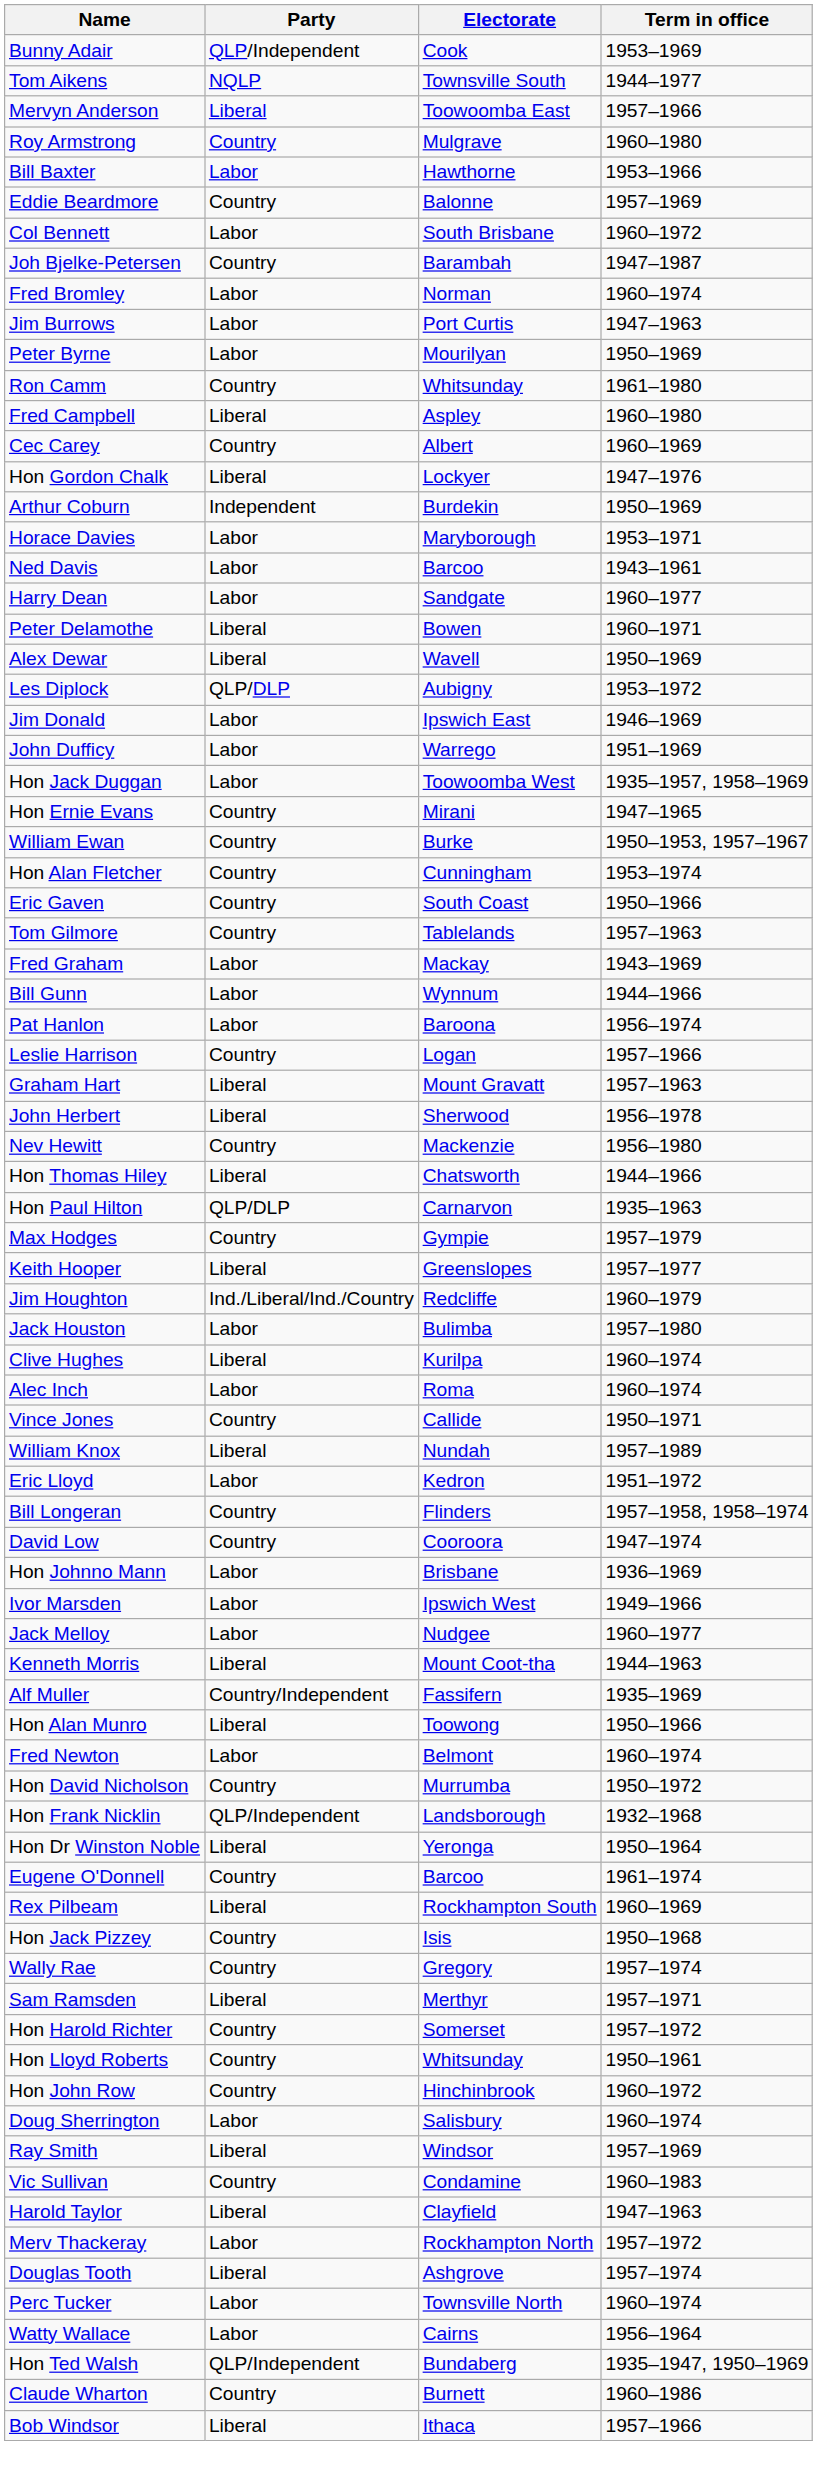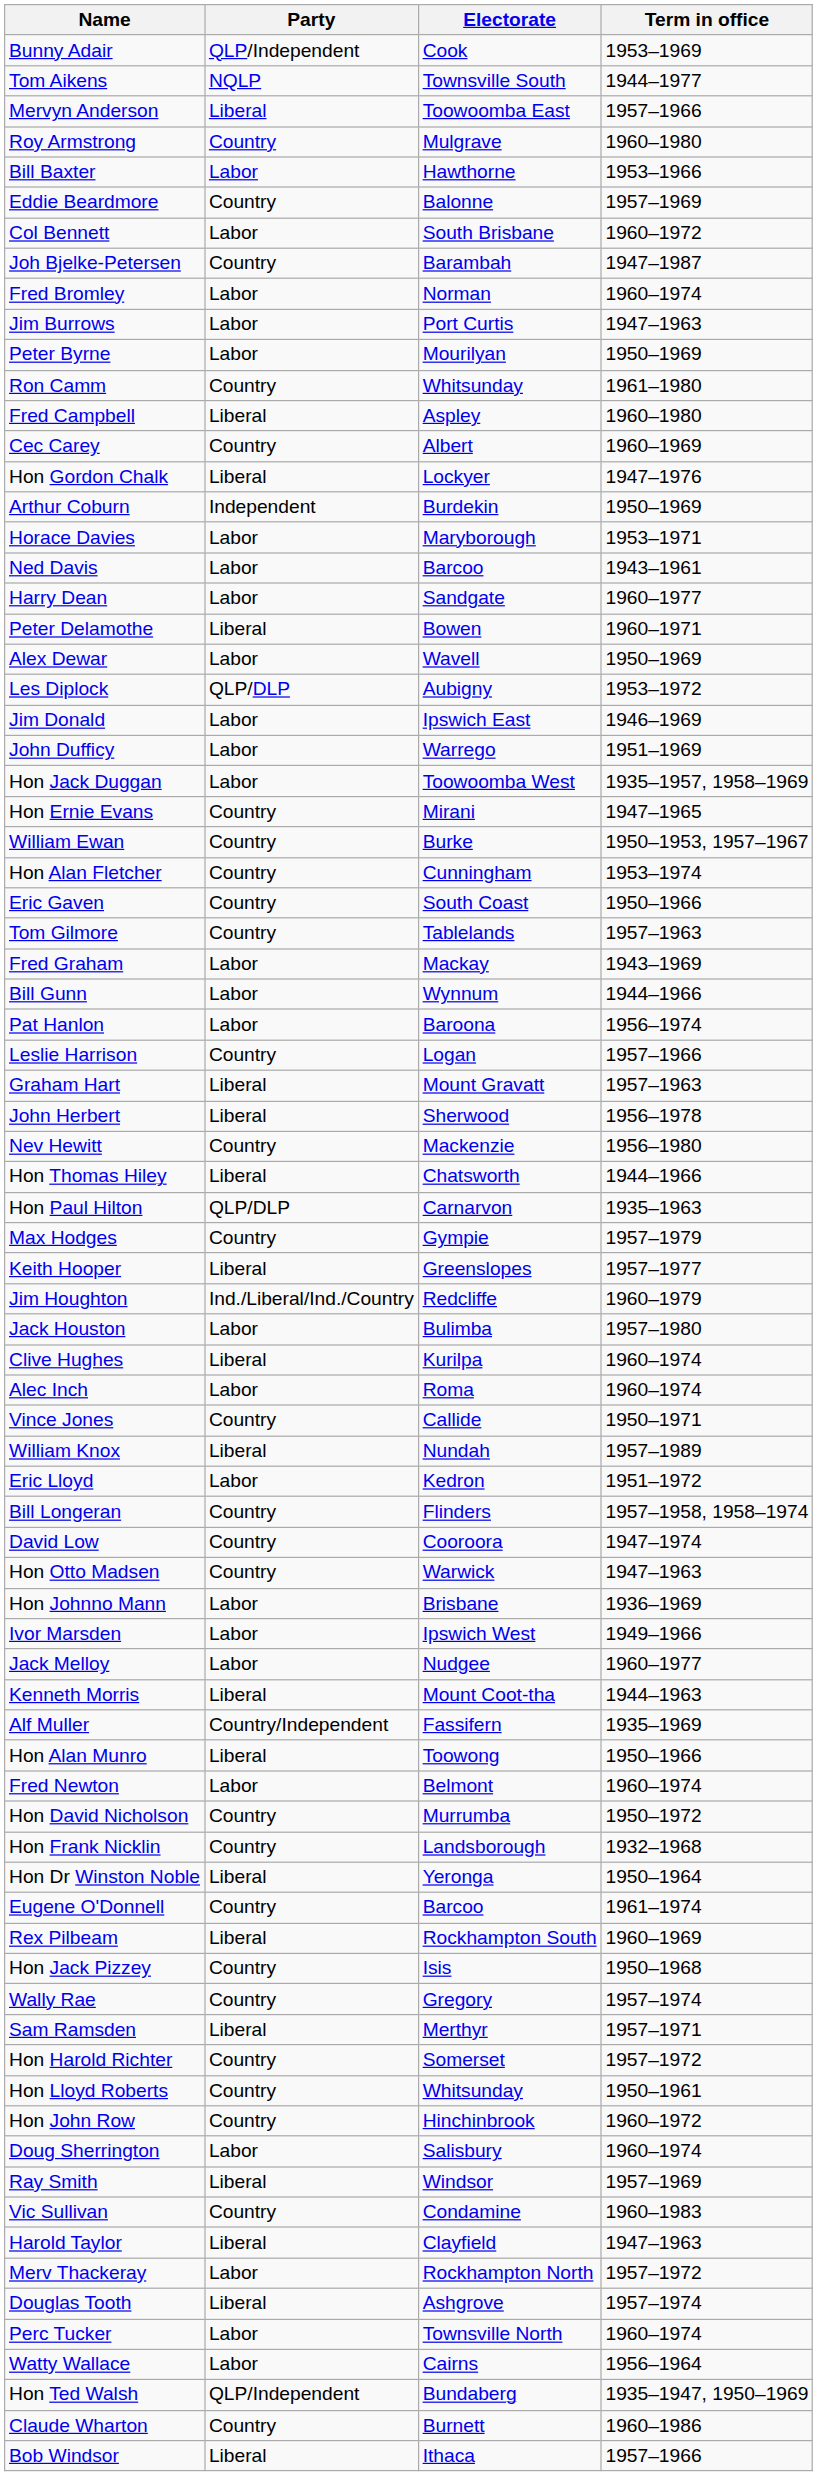(238, 659) Liberal -> (233, 659) Labor
+ row: (84, 1572)
(284, 1816) QLP/Independent -> (243, 1846) Country
